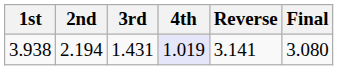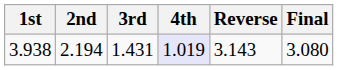(235, 49) 3.141 -> (235, 49) 3.143
